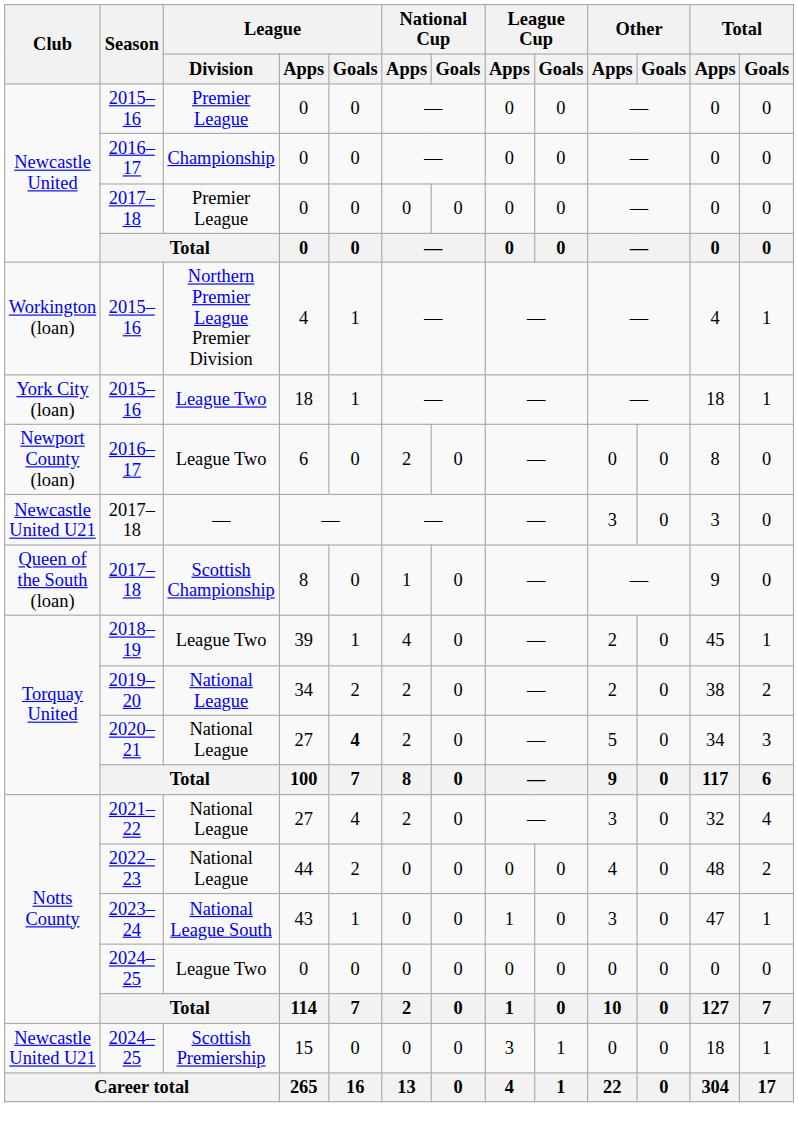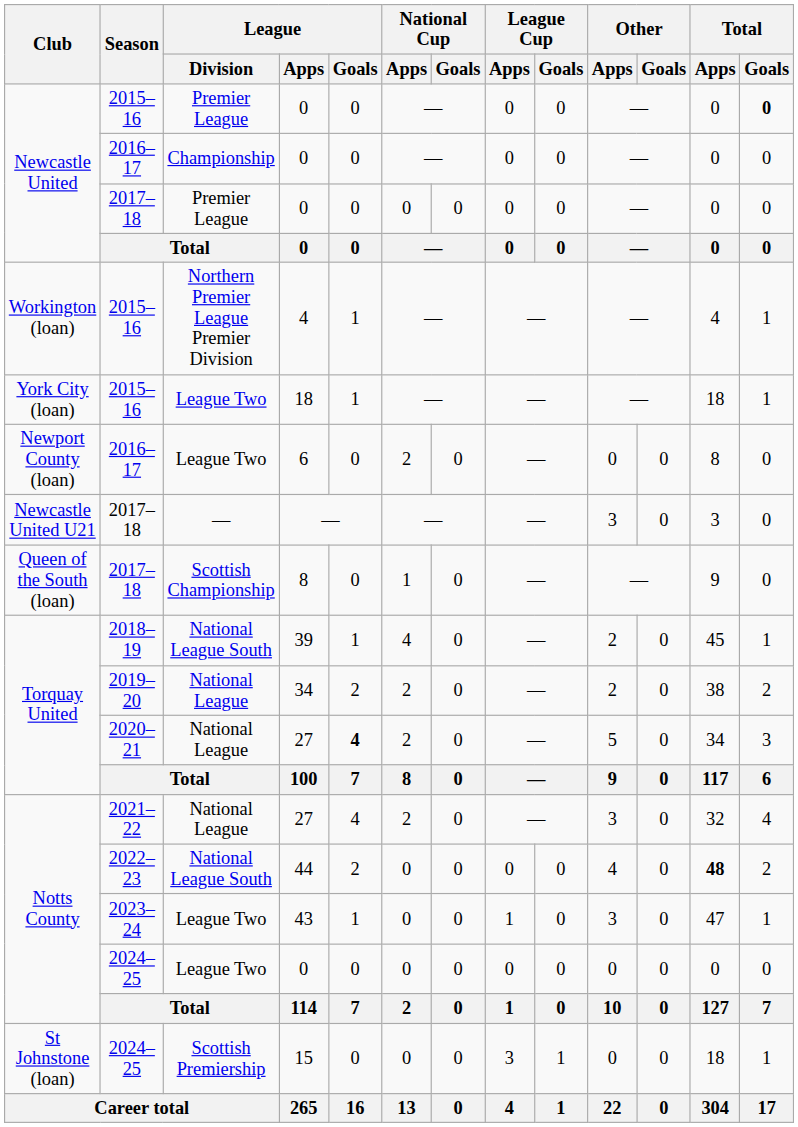(767, 108) normal -> (767, 108) bold
(221, 640) League Two -> (221, 640) National League South
(221, 868) National League -> (221, 868) National League South
(715, 868) normal -> (715, 868) bold
(221, 918) National League South -> (221, 918) League Two
(53, 1047) Newcastle United U21 -> (53, 1058) St Johnstone (loan)
